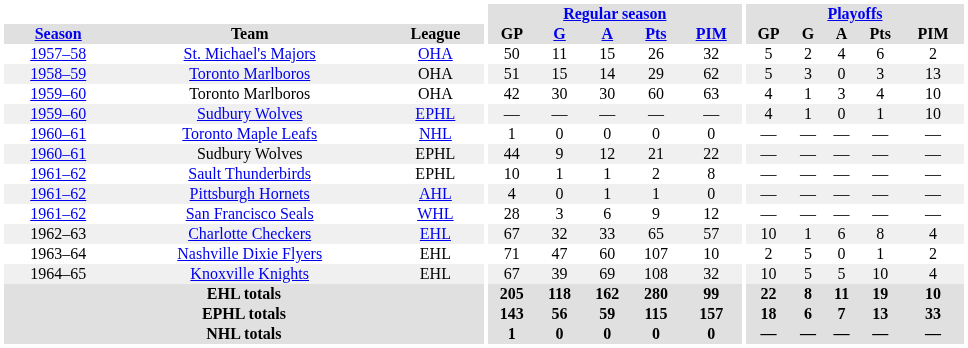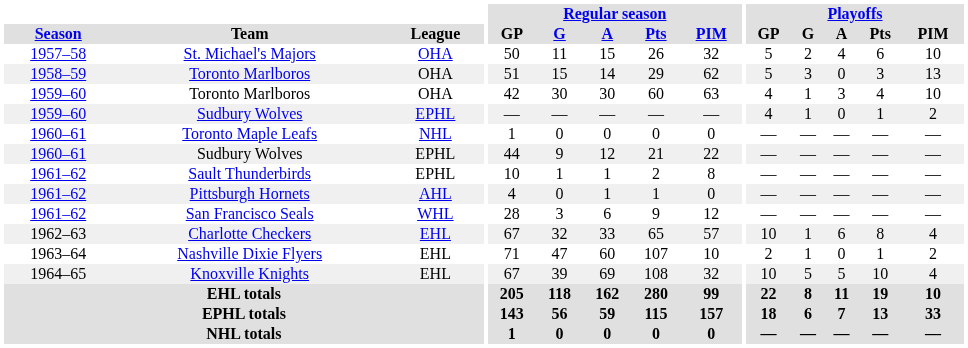(933, 54) 2 -> (933, 54) 10
(933, 114) 10 -> (933, 114) 2
(808, 254) 5 -> (808, 254) 1
